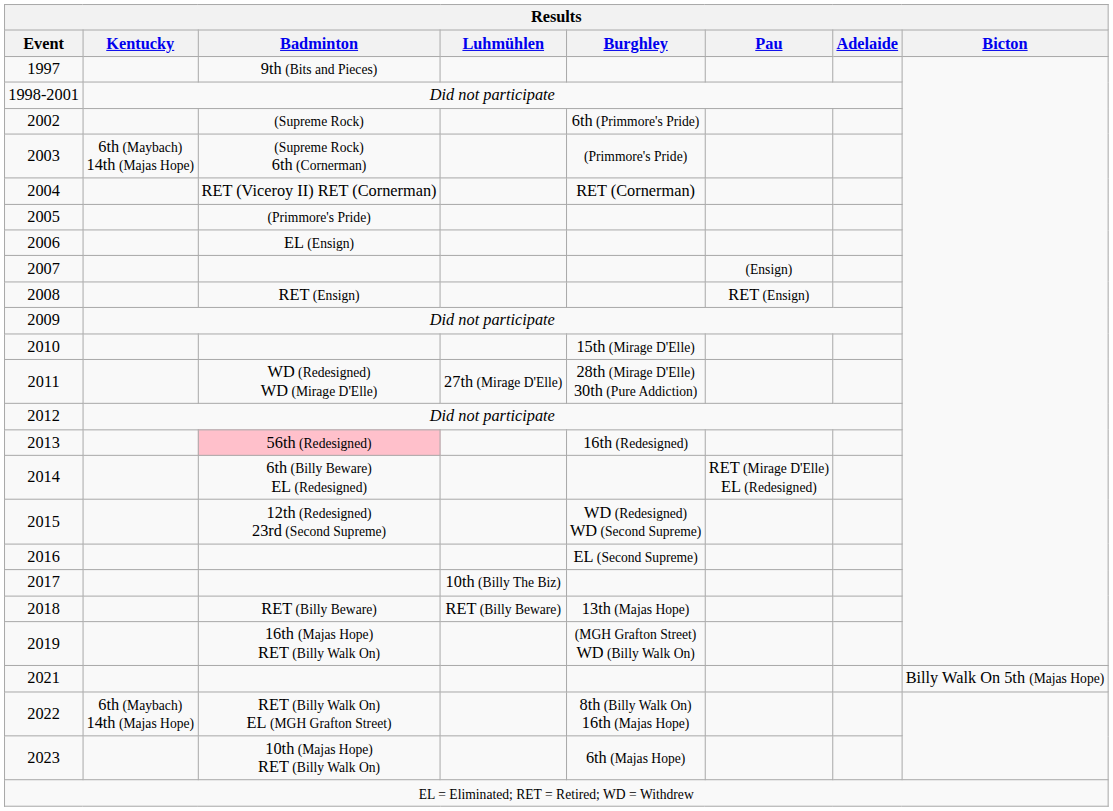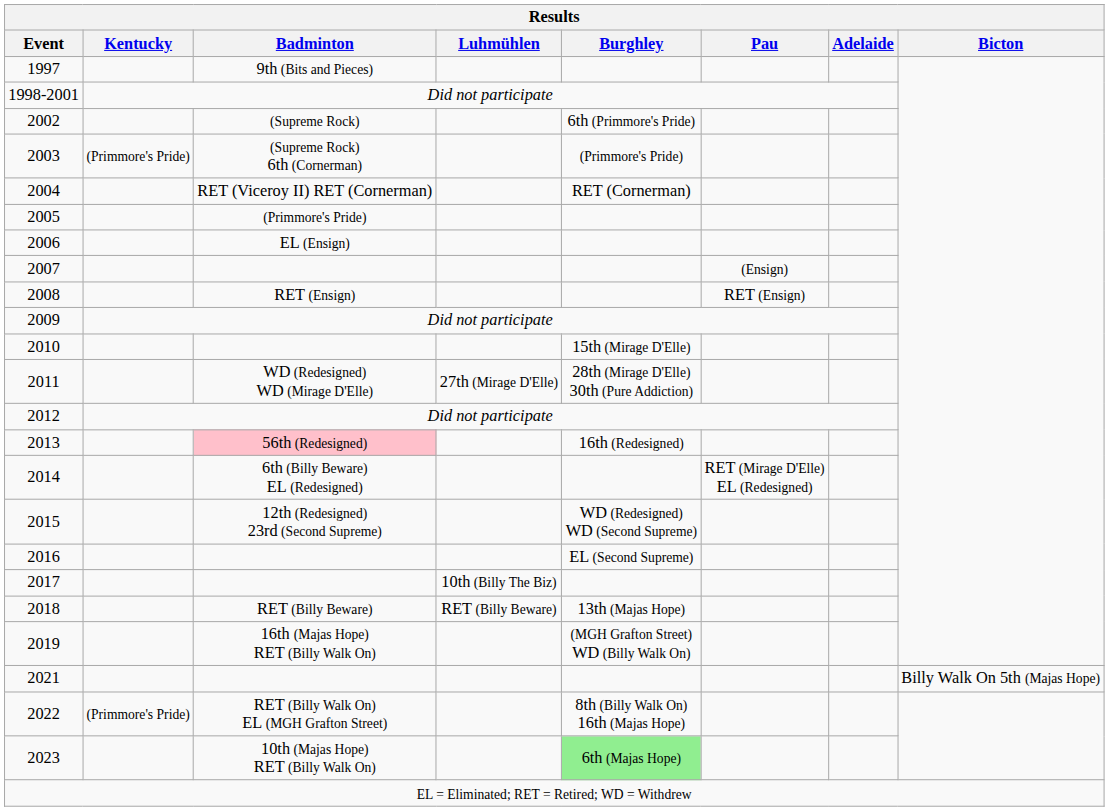(140, 156) 6th (Maybach) 14th (Majas Hope) -> (138, 157) (Primmore's Pride)
(140, 713) 6th (Maybach) 14th (Majas Hope) -> (138, 714) (Primmore's Pride)
(636, 757) no background -> (631, 757) lightgreen background
